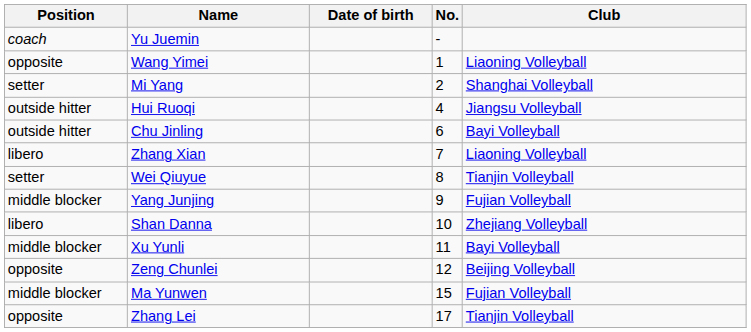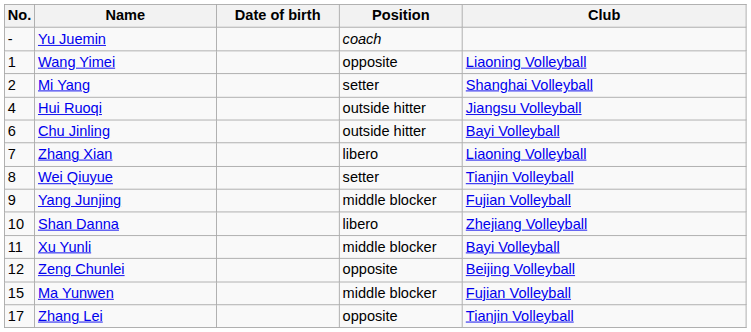columns swapped: (447, 16) <-> (66, 16)
